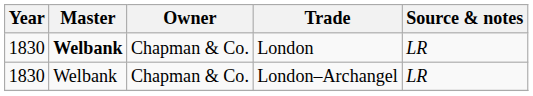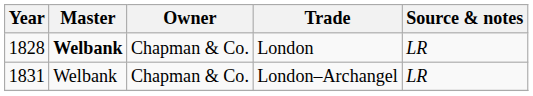(27, 47) 1830 -> (27, 47) 1828
(27, 76) 1830 -> (27, 76) 1831
